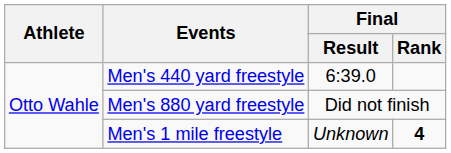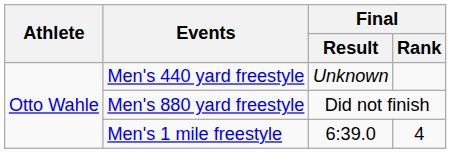(351, 77) 6:39.0 -> (351, 77) Unknown
(351, 134) Unknown -> (351, 134) 6:39.0
(419, 134) bold -> (419, 134) normal
